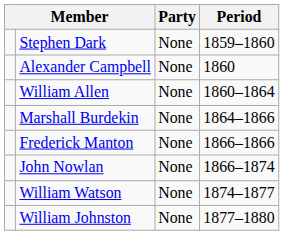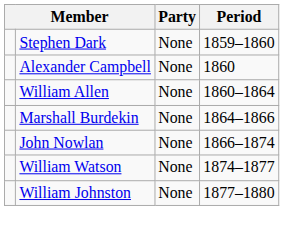- row: (76, 142)
